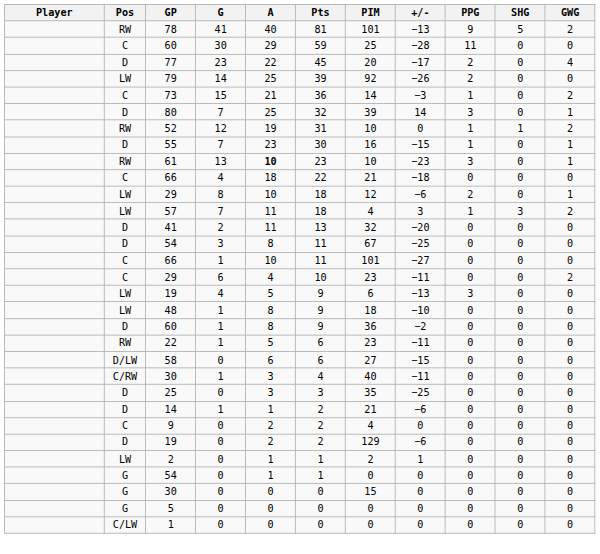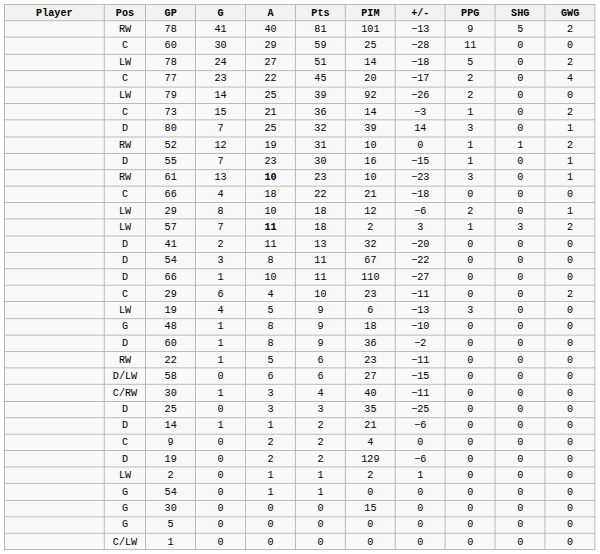+ row: (171, 62)
(125, 62) D -> (125, 79) C
(271, 211) normal -> (271, 227) bold
(370, 211) 4 -> (370, 227) 2
(420, 244) −25 -> (420, 261) −22
(125, 261) C -> (125, 277) D
(370, 261) 101 -> (370, 277) 110
(125, 310) LW -> (125, 327) G
